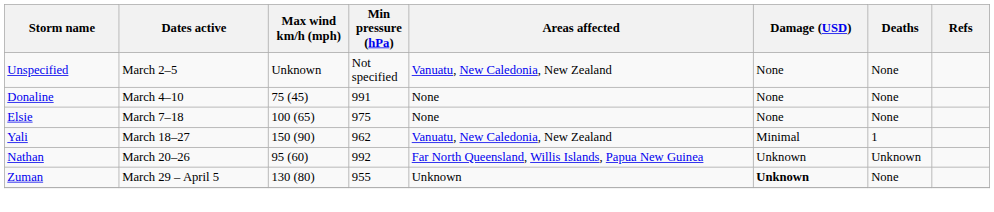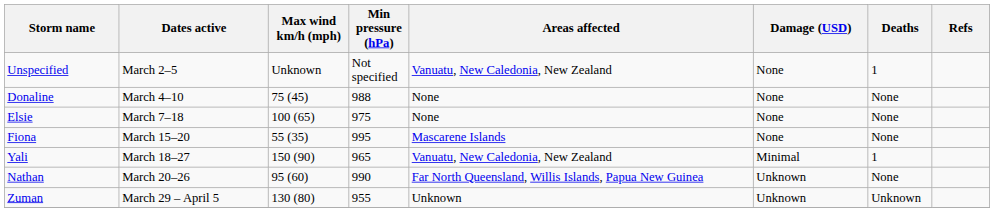(885, 70) None -> (874, 70) 1
(361, 97) 991 -> (361, 97) 988
+ row: (22, 137)
(361, 137) 962 -> (361, 157) 965
(361, 157) 992 -> (361, 177) 990
(896, 157) Unknown -> (885, 177) None
(783, 177) bold -> (781, 197) normal
(885, 177) None -> (896, 197) Unknown
